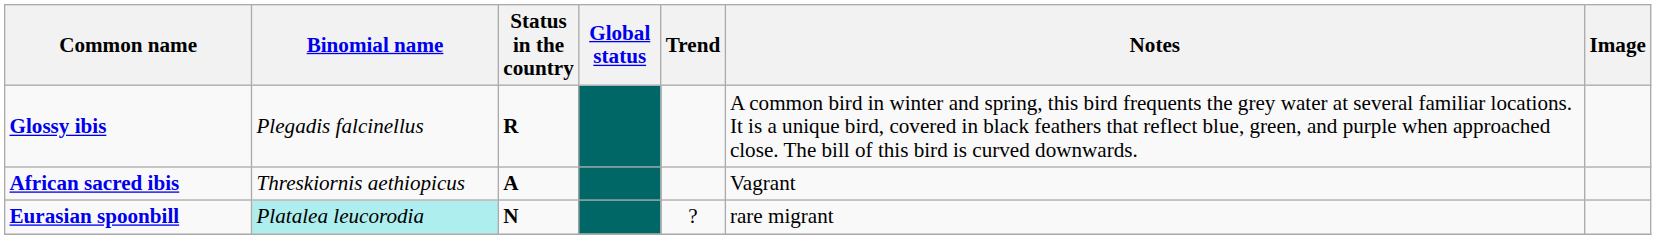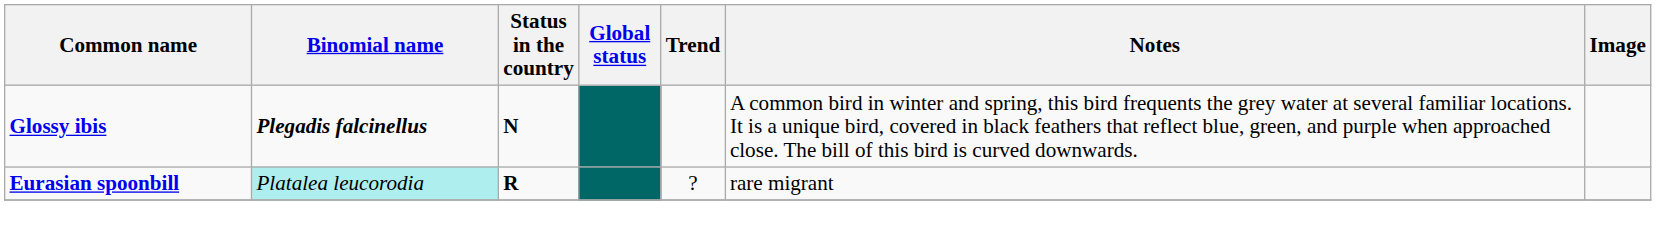(340, 126) normal -> (342, 126) bold
(511, 126) R -> (511, 126) N
- row: (94, 183)
(511, 216) N -> (511, 183) R
